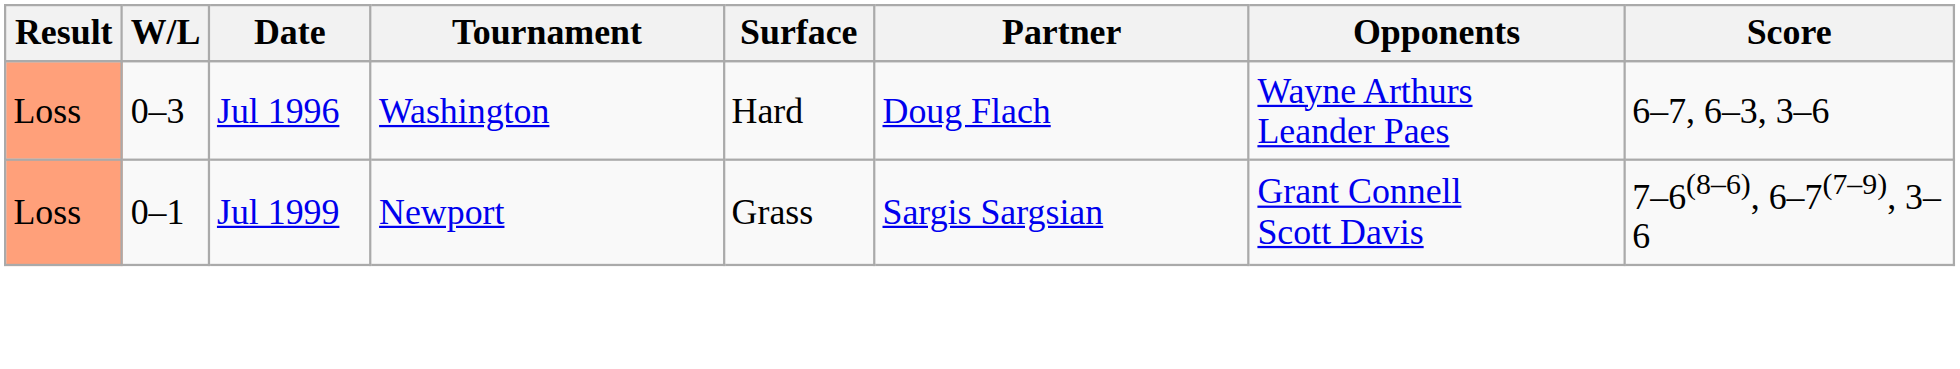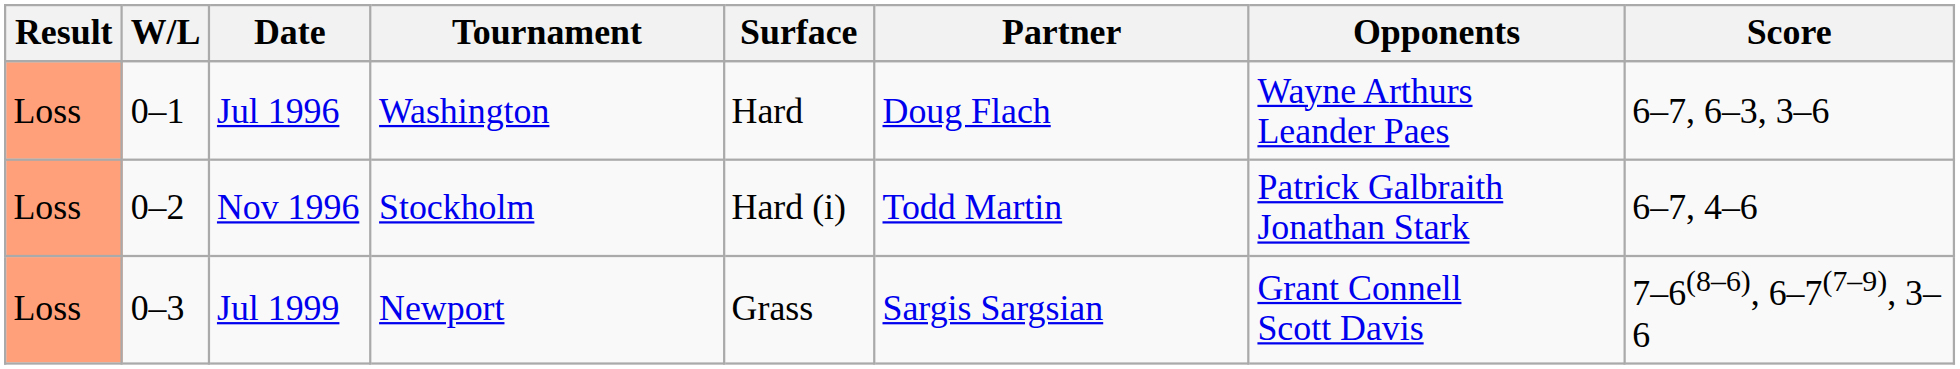(158, 109) 0–3 -> (158, 109) 0–1
+ row: (288, 207)
(158, 211) 0–1 -> (158, 309) 0–3
